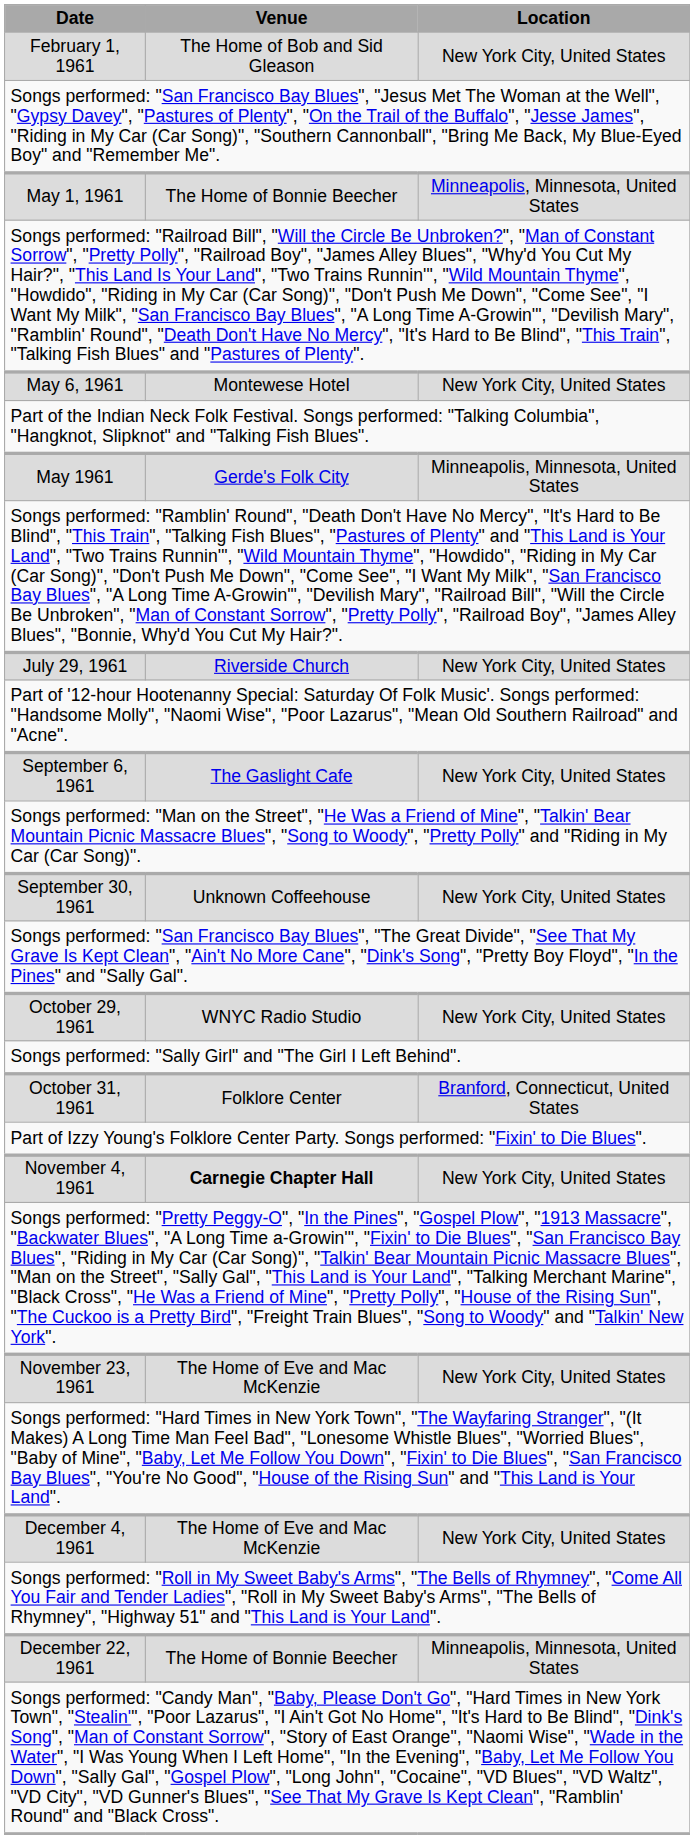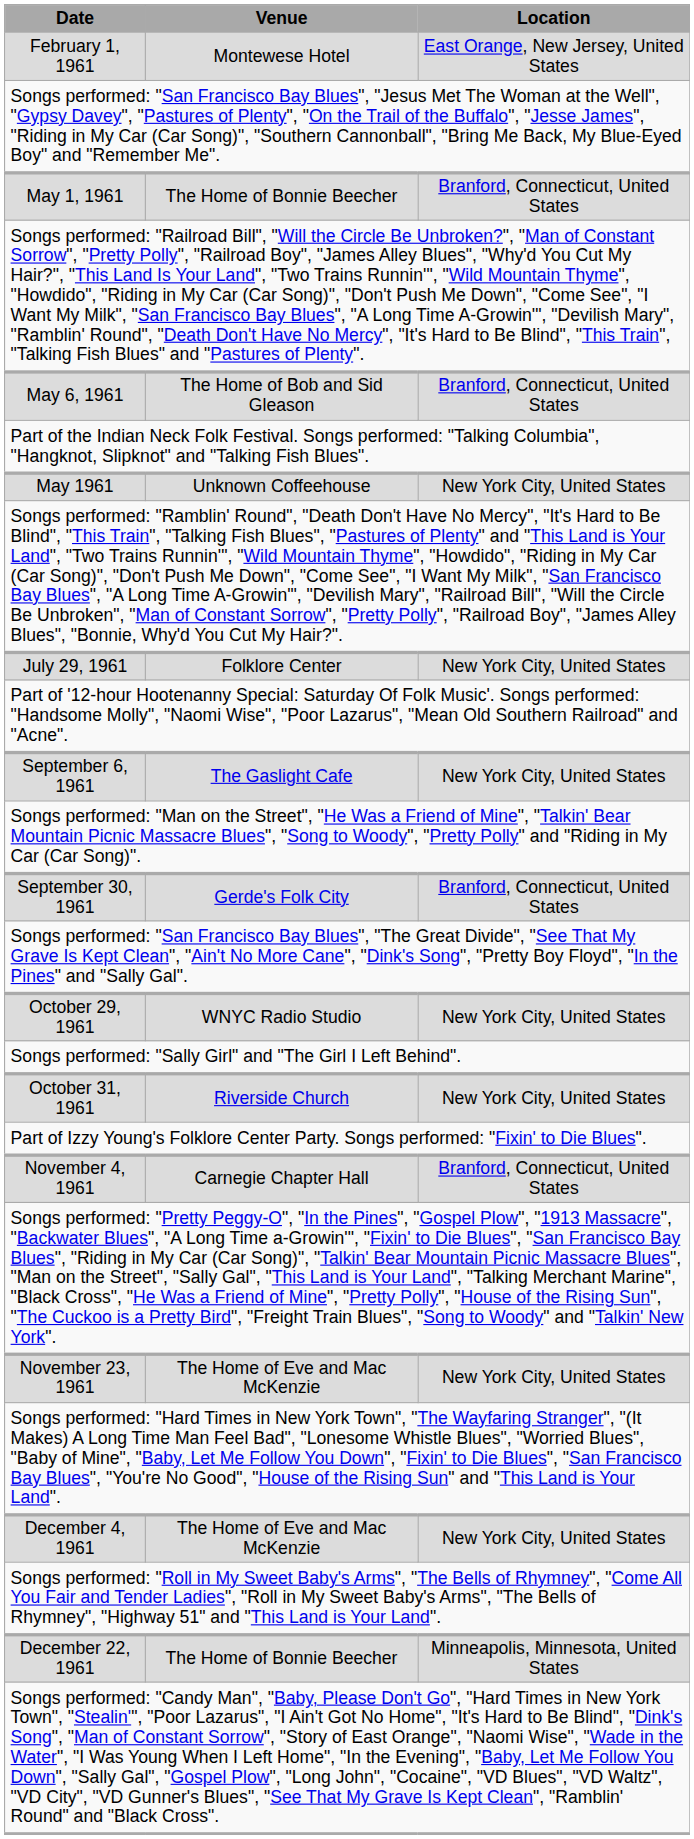(282, 56) The Home of Bob and Sid Gleason -> (282, 56) Montewese Hotel
(554, 56) New York City, United States -> (554, 56) East Orange, New Jersey, United States
(554, 196) Minneapolis, Minnesota, United States -> (554, 196) Branford, Connecticut, United States
(282, 385) Montewese Hotel -> (282, 395) The Home of Bob and Sid Gleason
(554, 385) New York City, United States -> (554, 395) Branford, Connecticut, United States
(282, 476) Gerde's Folk City -> (282, 486) Unknown Coffeehouse
(554, 476) Minneapolis, Minnesota, United States -> (554, 486) New York City, United States
(282, 666) Riverside Church -> (282, 666) Folklore Center
(282, 896) Unknown Coffeehouse -> (282, 896) Gerde's Folk City
(554, 896) New York City, United States -> (554, 896) Branford, Connecticut, United States
(282, 1097) Folklore Center -> (282, 1097) Riverside Church
(554, 1097) Branford, Connecticut, United States -> (554, 1097) New York City, United States
(282, 1178) bold -> (282, 1178) normal
(554, 1178) New York City, United States -> (554, 1178) Branford, Connecticut, United States
